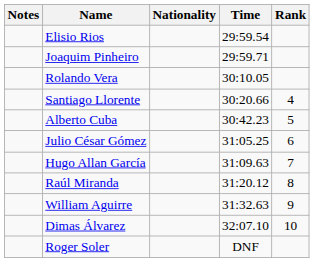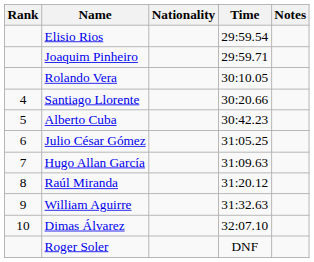columns swapped: (291, 15) <-> (23, 15)
